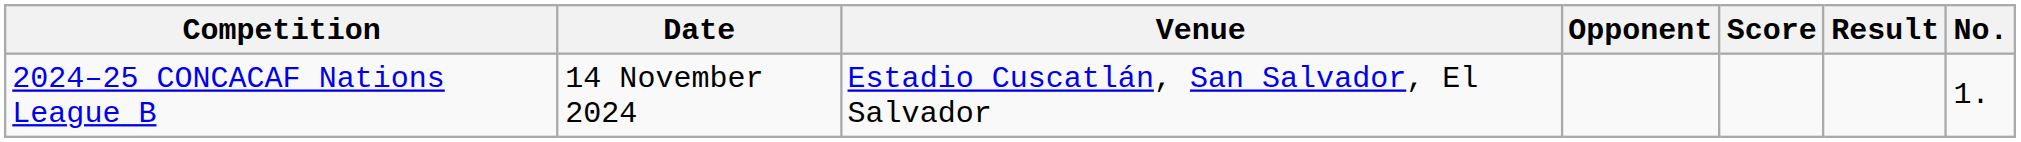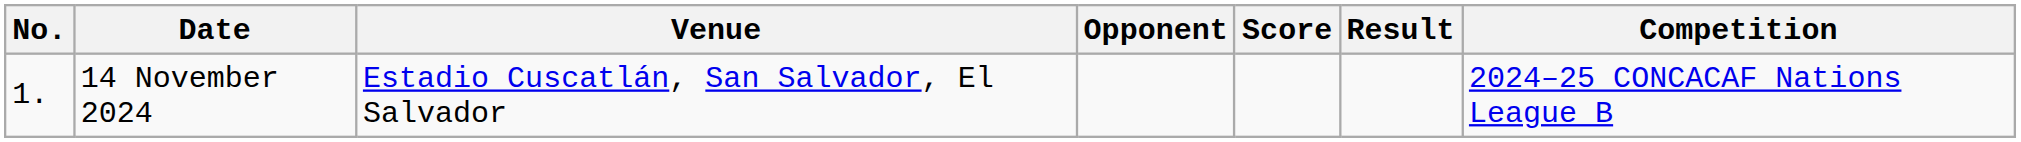columns swapped: (1981, 30) <-> (282, 30)
